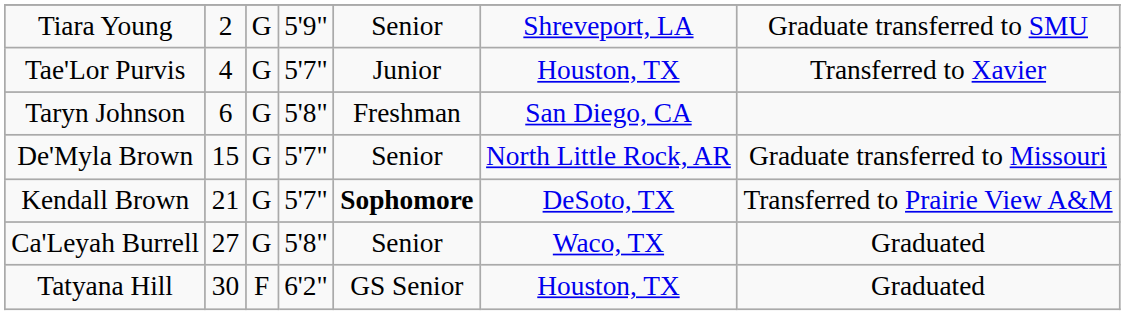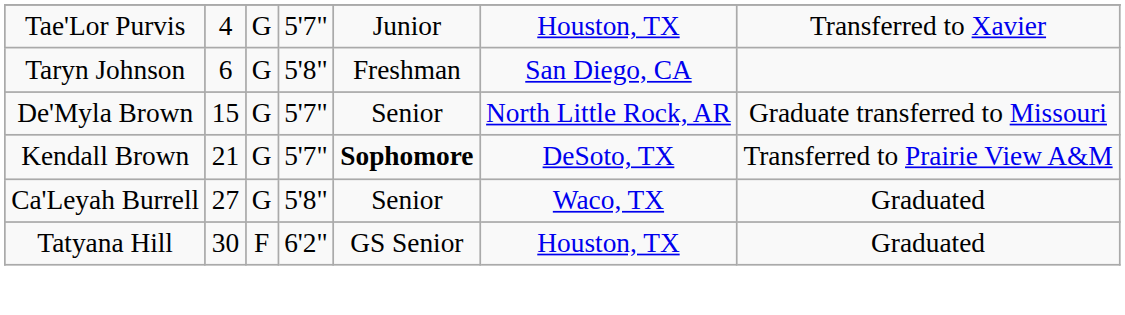- row: (105, 26)
